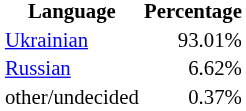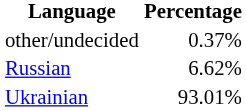rows swapped: (46, 40) <-> (72, 97)
